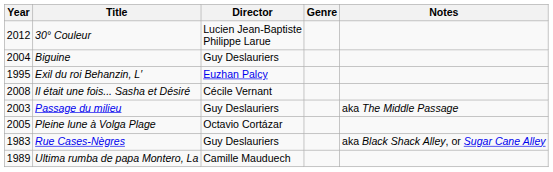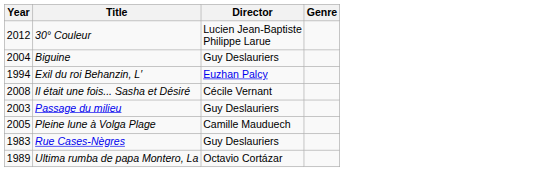- column: (444, 12)
(19, 74) 1995 -> (19, 74) 1994
(243, 125) Octavio Cortázar -> (247, 125) Camille Mauduech
(247, 158) Camille Mauduech -> (243, 158) Octavio Cortázar
